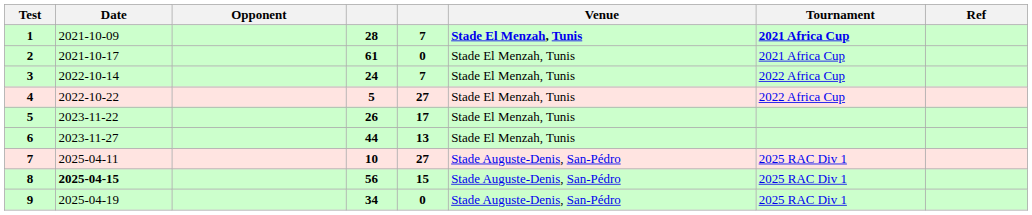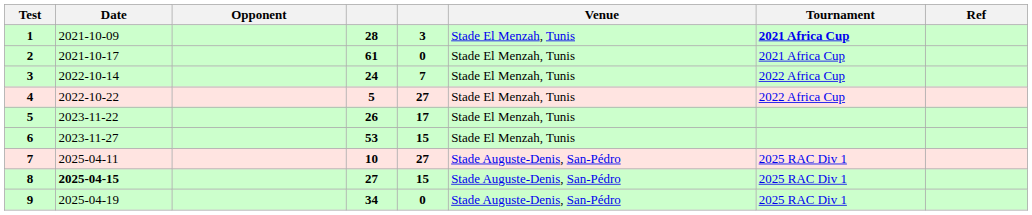(423, 35) 7 -> (423, 35) 3
(517, 35) bold -> (513, 35) normal
(371, 138) 44 -> (371, 138) 53
(423, 138) 13 -> (423, 138) 15
(371, 179) 56 -> (371, 179) 27
